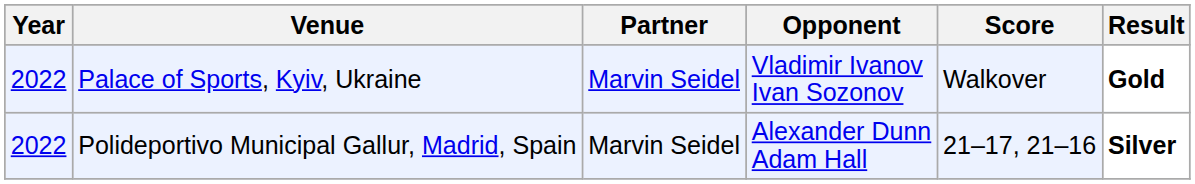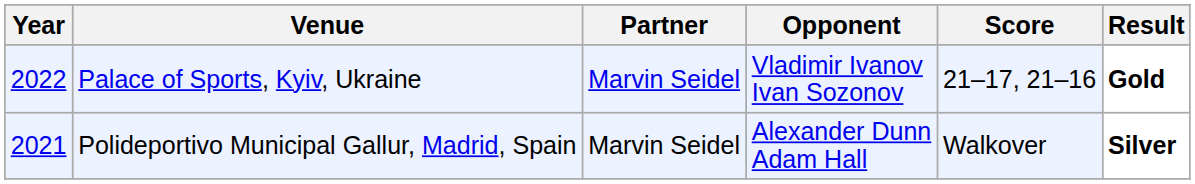(995, 79) Walkover -> (1020, 79) 21–17, 21–16
(39, 146) 2022 -> (39, 146) 2021
(1020, 146) 21–17, 21–16 -> (995, 146) Walkover
